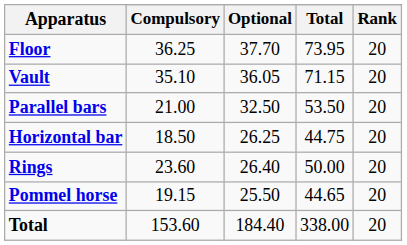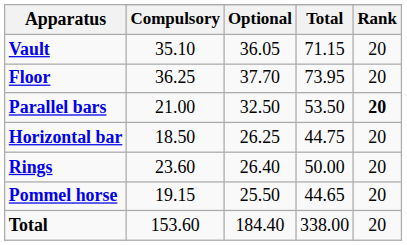rows swapped: (30, 49) <-> (29, 78)
(377, 107) normal -> (377, 107) bold
